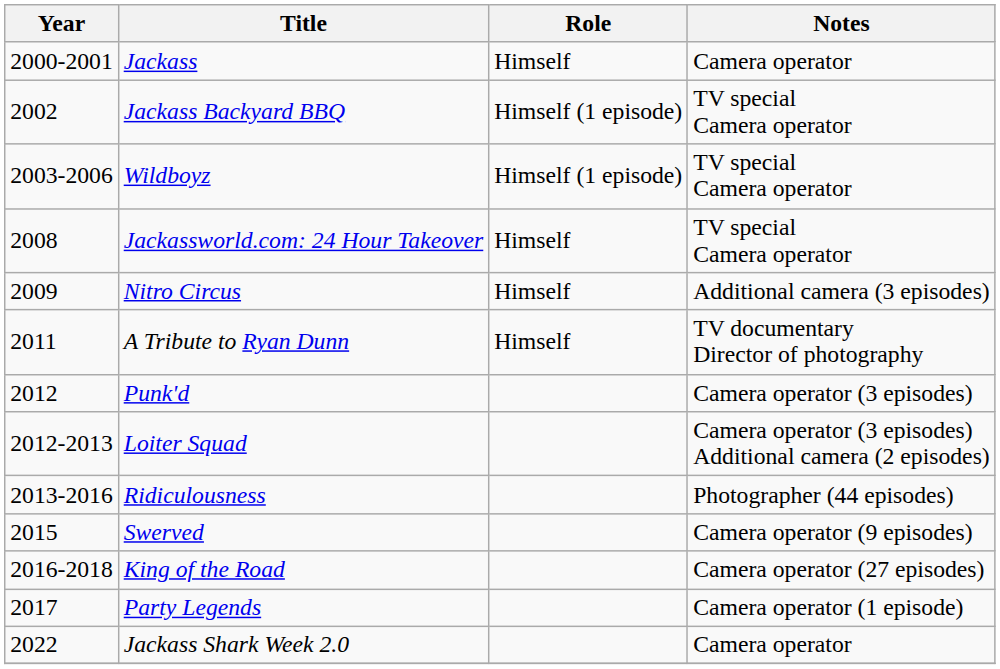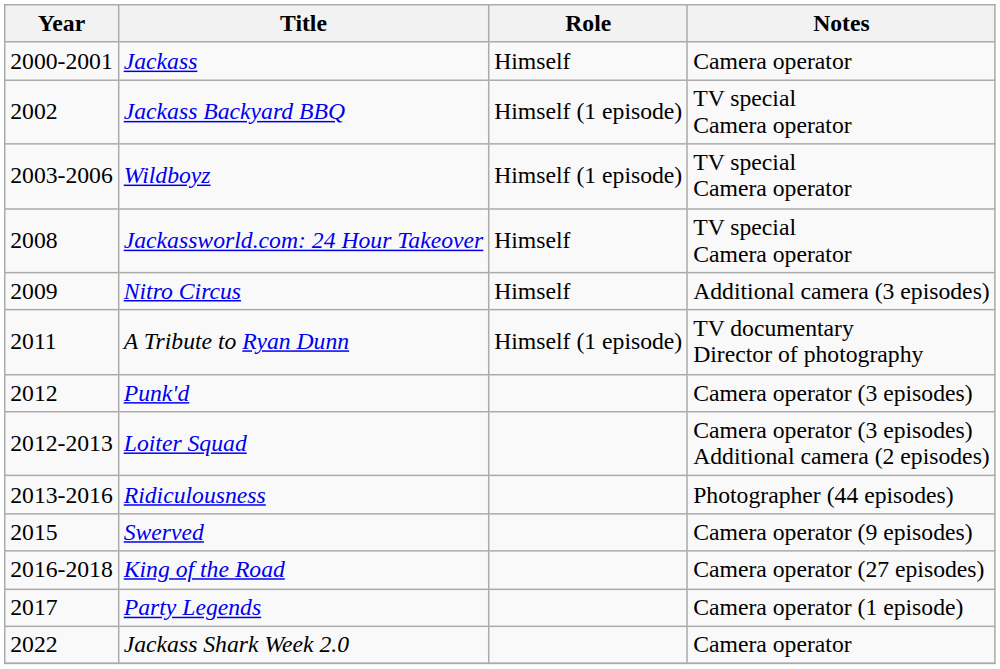(532, 341) Himself -> (588, 341) Himself (1 episode)
